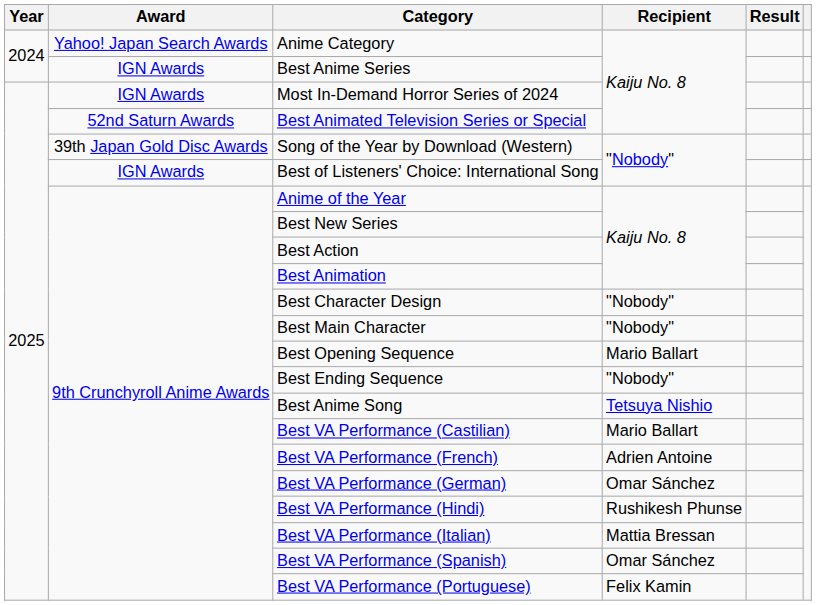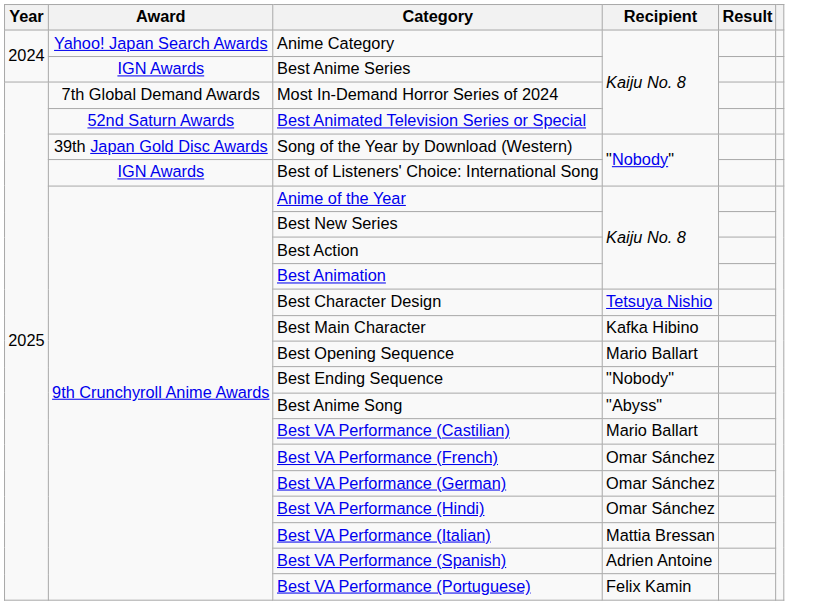(161, 95) IGN Awards -> (161, 95) 7th Global Demand Awards
(640, 302) "Nobody" -> (659, 302) Tetsuya Nishio
(640, 328) "Nobody" -> (652, 328) Kafka Hibino
(659, 405) Tetsuya Nishio -> (634, 405) "Abyss"
(659, 457) Adrien Antoine -> (661, 457) Omar Sánchez
(674, 509) Rushikesh Phunse -> (661, 509) Omar Sánchez
(661, 560) Omar Sánchez -> (659, 560) Adrien Antoine
